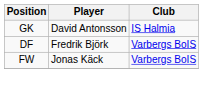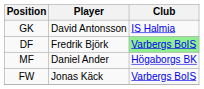(164, 44) no background -> (164, 44) lightgreen background
+ row: (27, 60)
